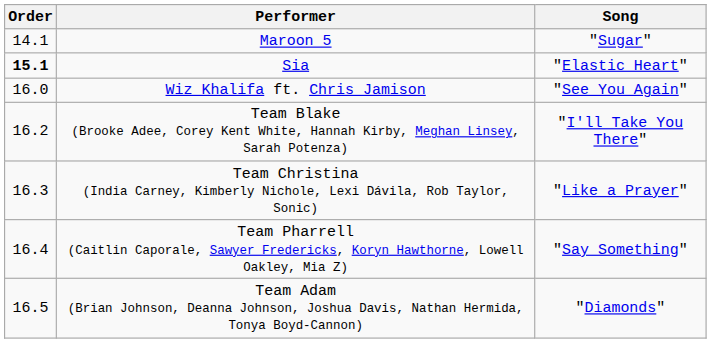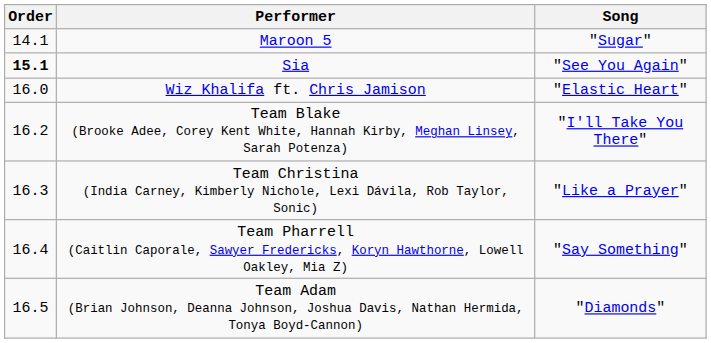(620, 65) "Elastic Heart" -> (620, 65) "See You Again"
(620, 90) "See You Again" -> (620, 90) "Elastic Heart"
